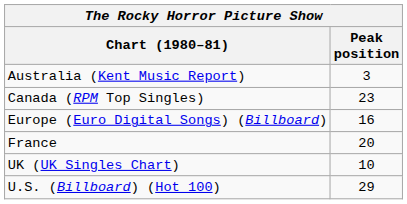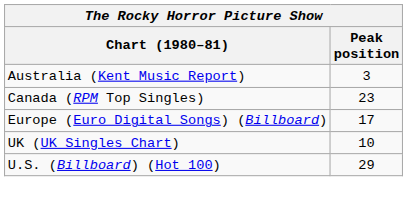(367, 120) 16 -> (367, 120) 17
- row: (32, 143)
